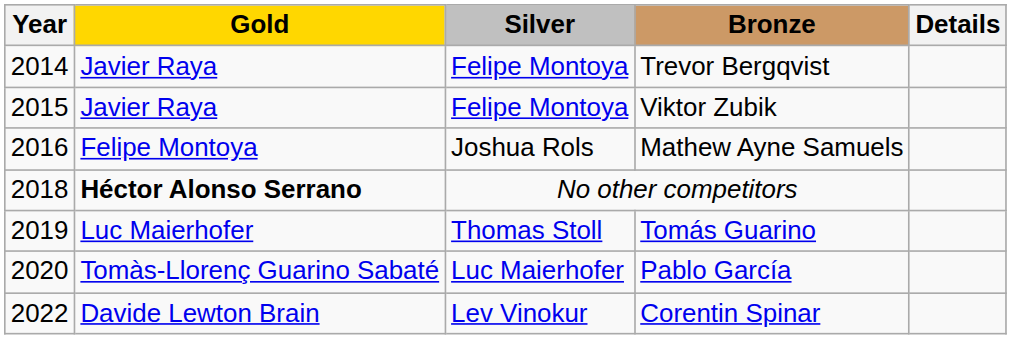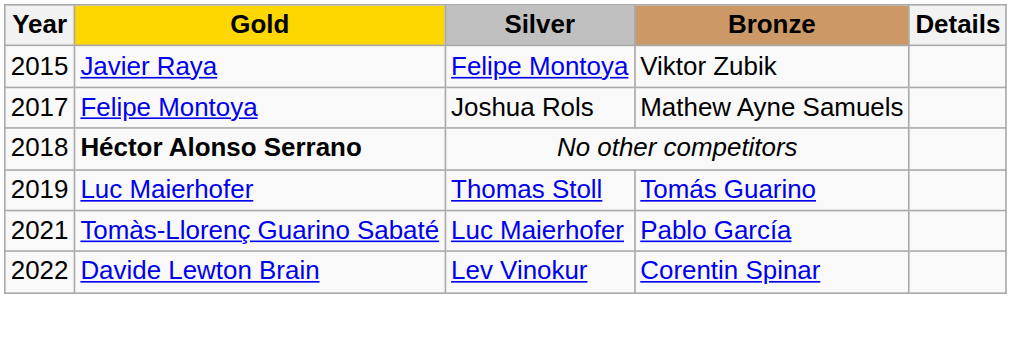- row: (735, 66)
(40, 148) 2016 -> (40, 107) 2017
(40, 271) 2020 -> (40, 230) 2021
